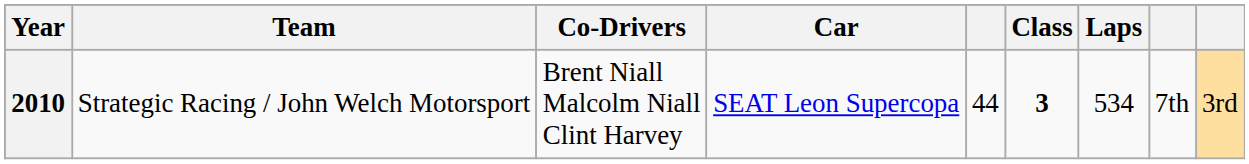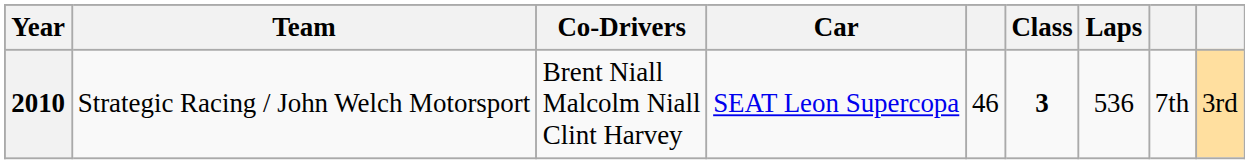(985, 103) 44 -> (985, 103) 46
(1114, 103) 534 -> (1114, 103) 536
